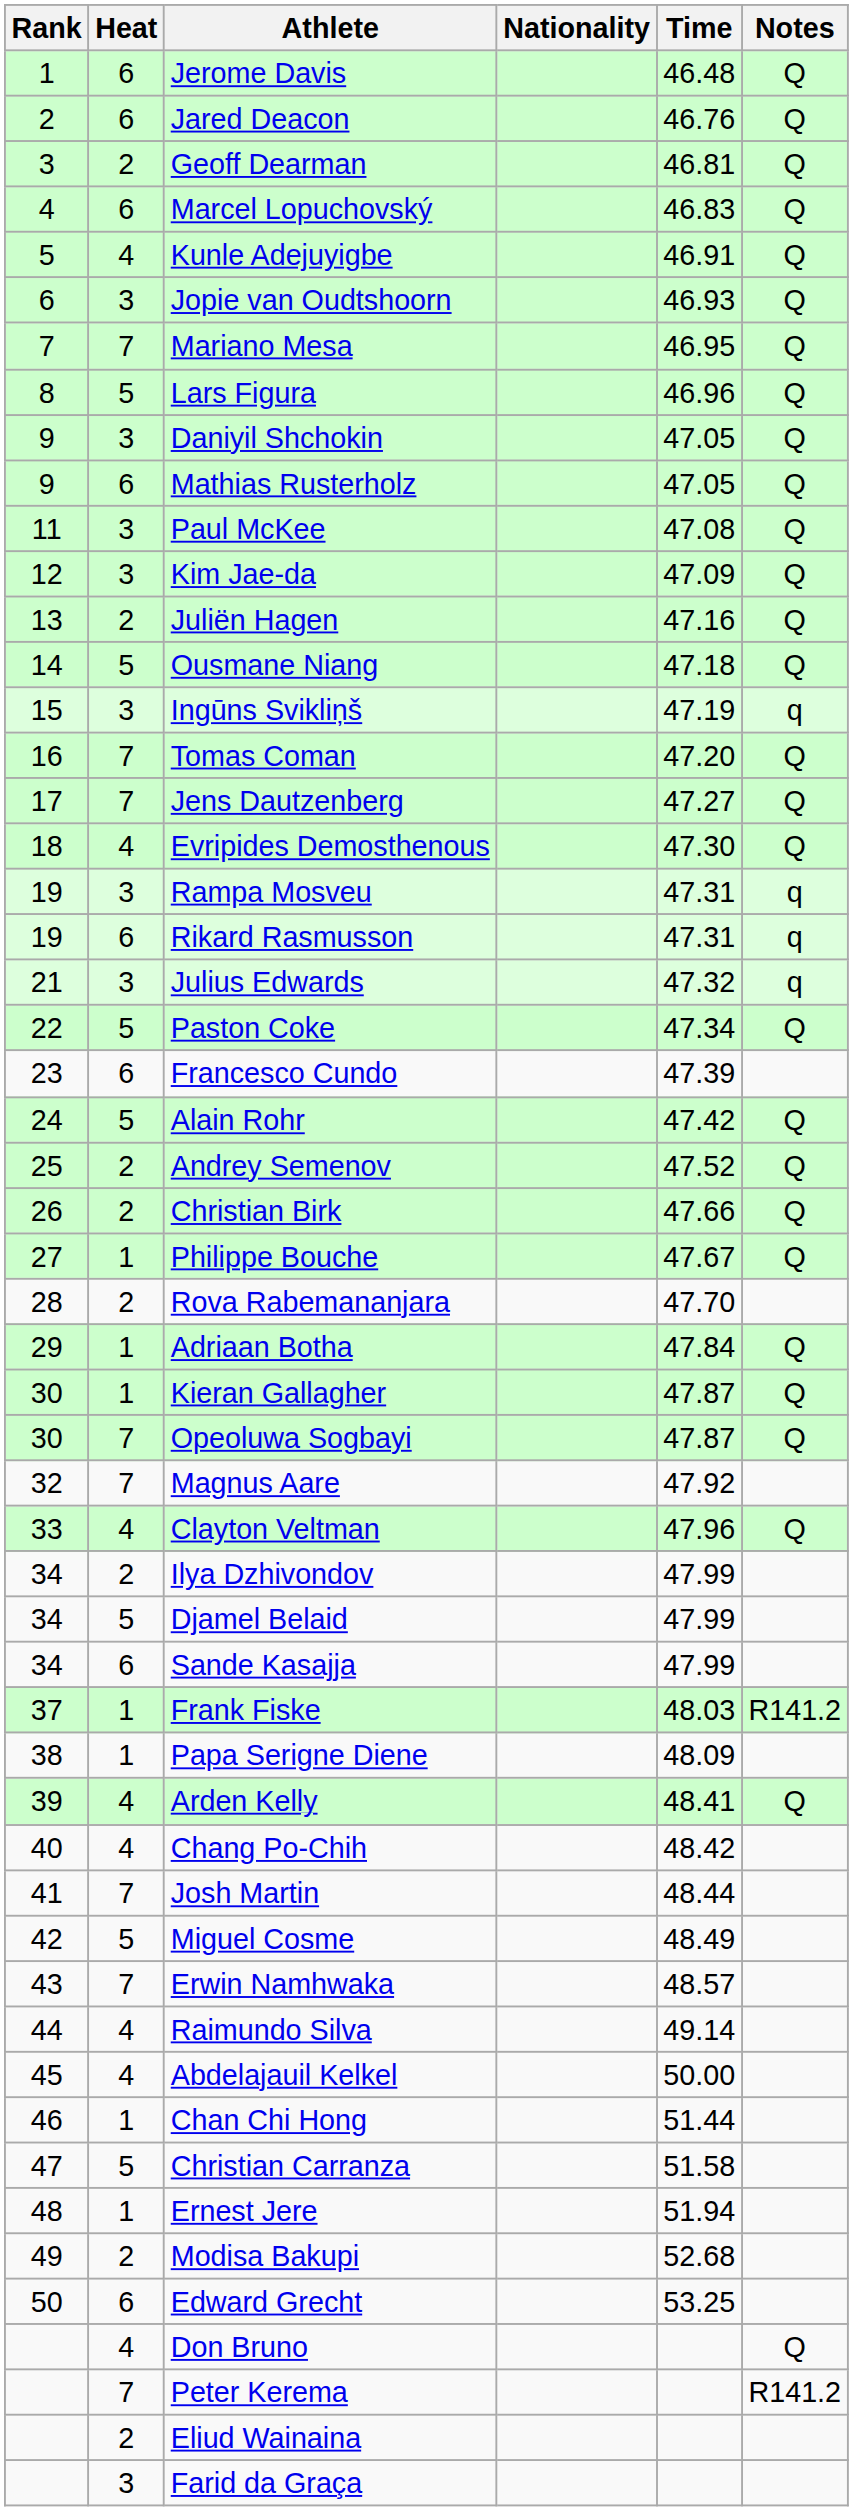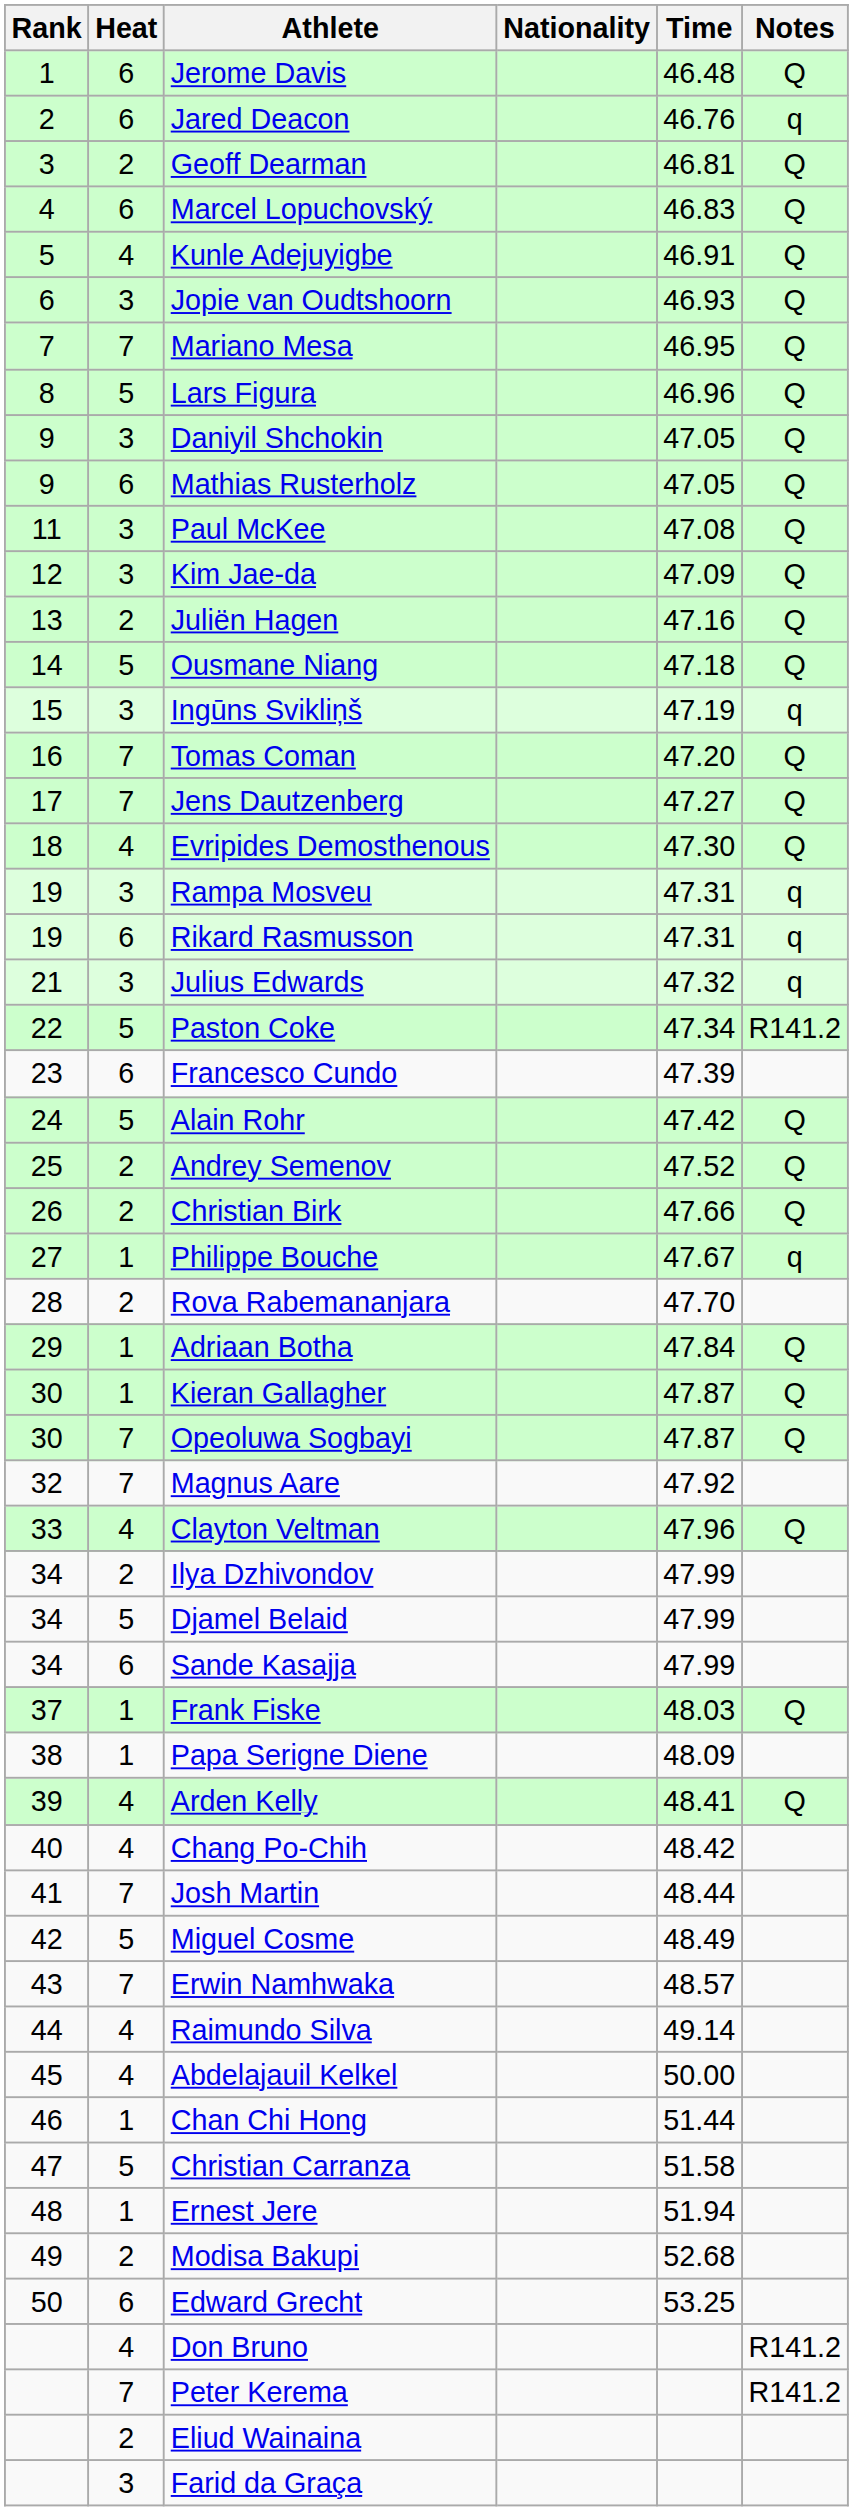(795, 119) Q -> (795, 119) q
(795, 1028) Q -> (795, 1028) R141.2
(795, 1256) Q -> (795, 1256) q
(795, 1711) R141.2 -> (795, 1711) Q
(795, 2347) Q -> (795, 2347) R141.2
